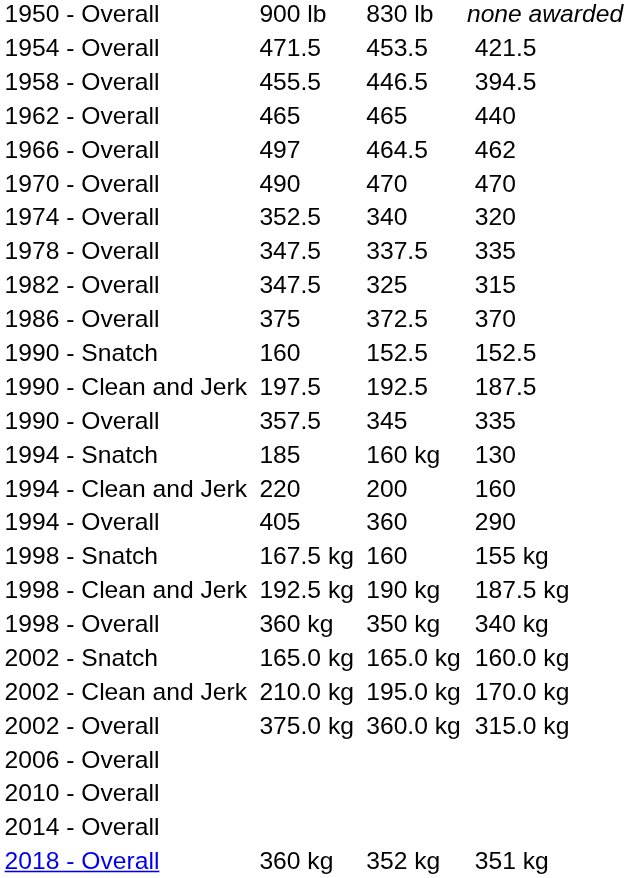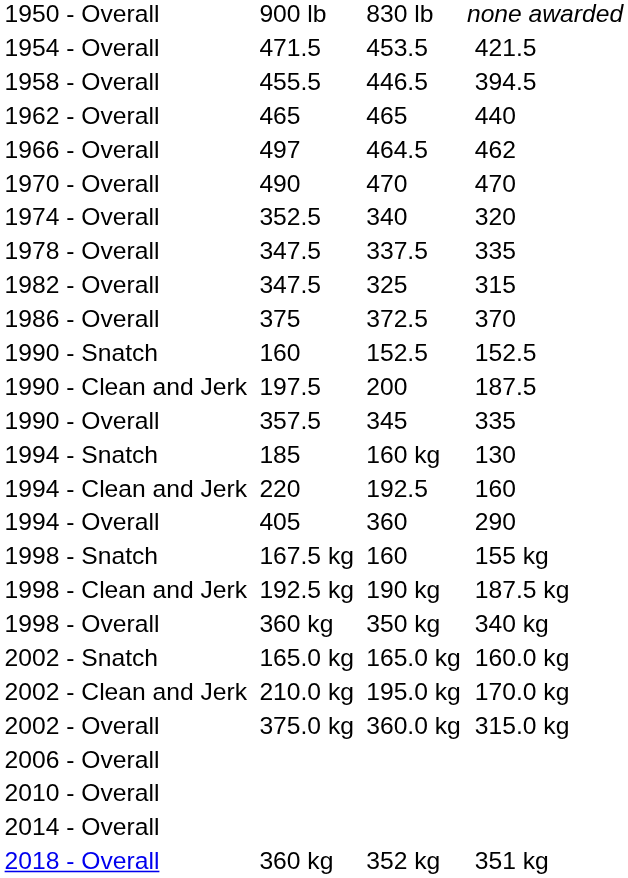(397, 386) 192.5 -> (387, 386) 200
(387, 488) 200 -> (397, 488) 192.5
